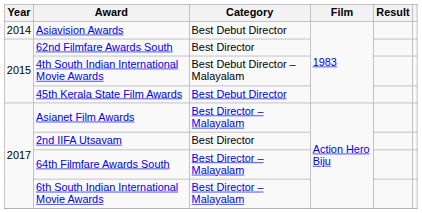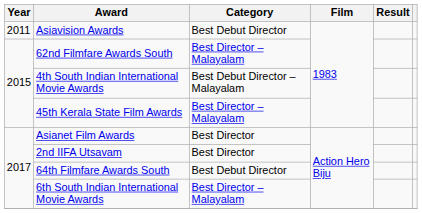(19, 30) 2014 -> (19, 30) 2011
(223, 47) Best Director -> (228, 53) Best Director – Malayalam
(239, 94) Best Debut Director -> (228, 112) Best Director – Malayalam
(228, 117) Best Director – Malayalam -> (223, 136) Best Director
(228, 164) Best Director – Malayalam -> (239, 170) Best Debut Director
